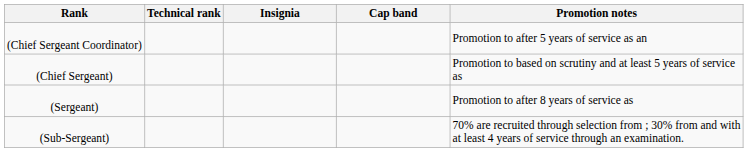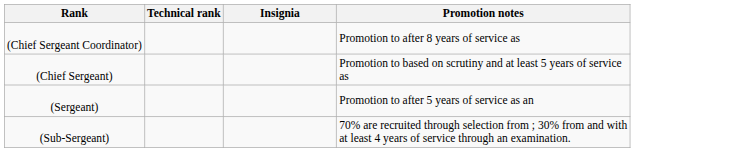- column: (393, 13)
(550, 38) Promotion to after 5 years of service as an -> (430, 38) Promotion to after 8 years of service as
(543, 100) Promotion to after 8 years of service as -> (437, 100) Promotion to after 5 years of service as an
